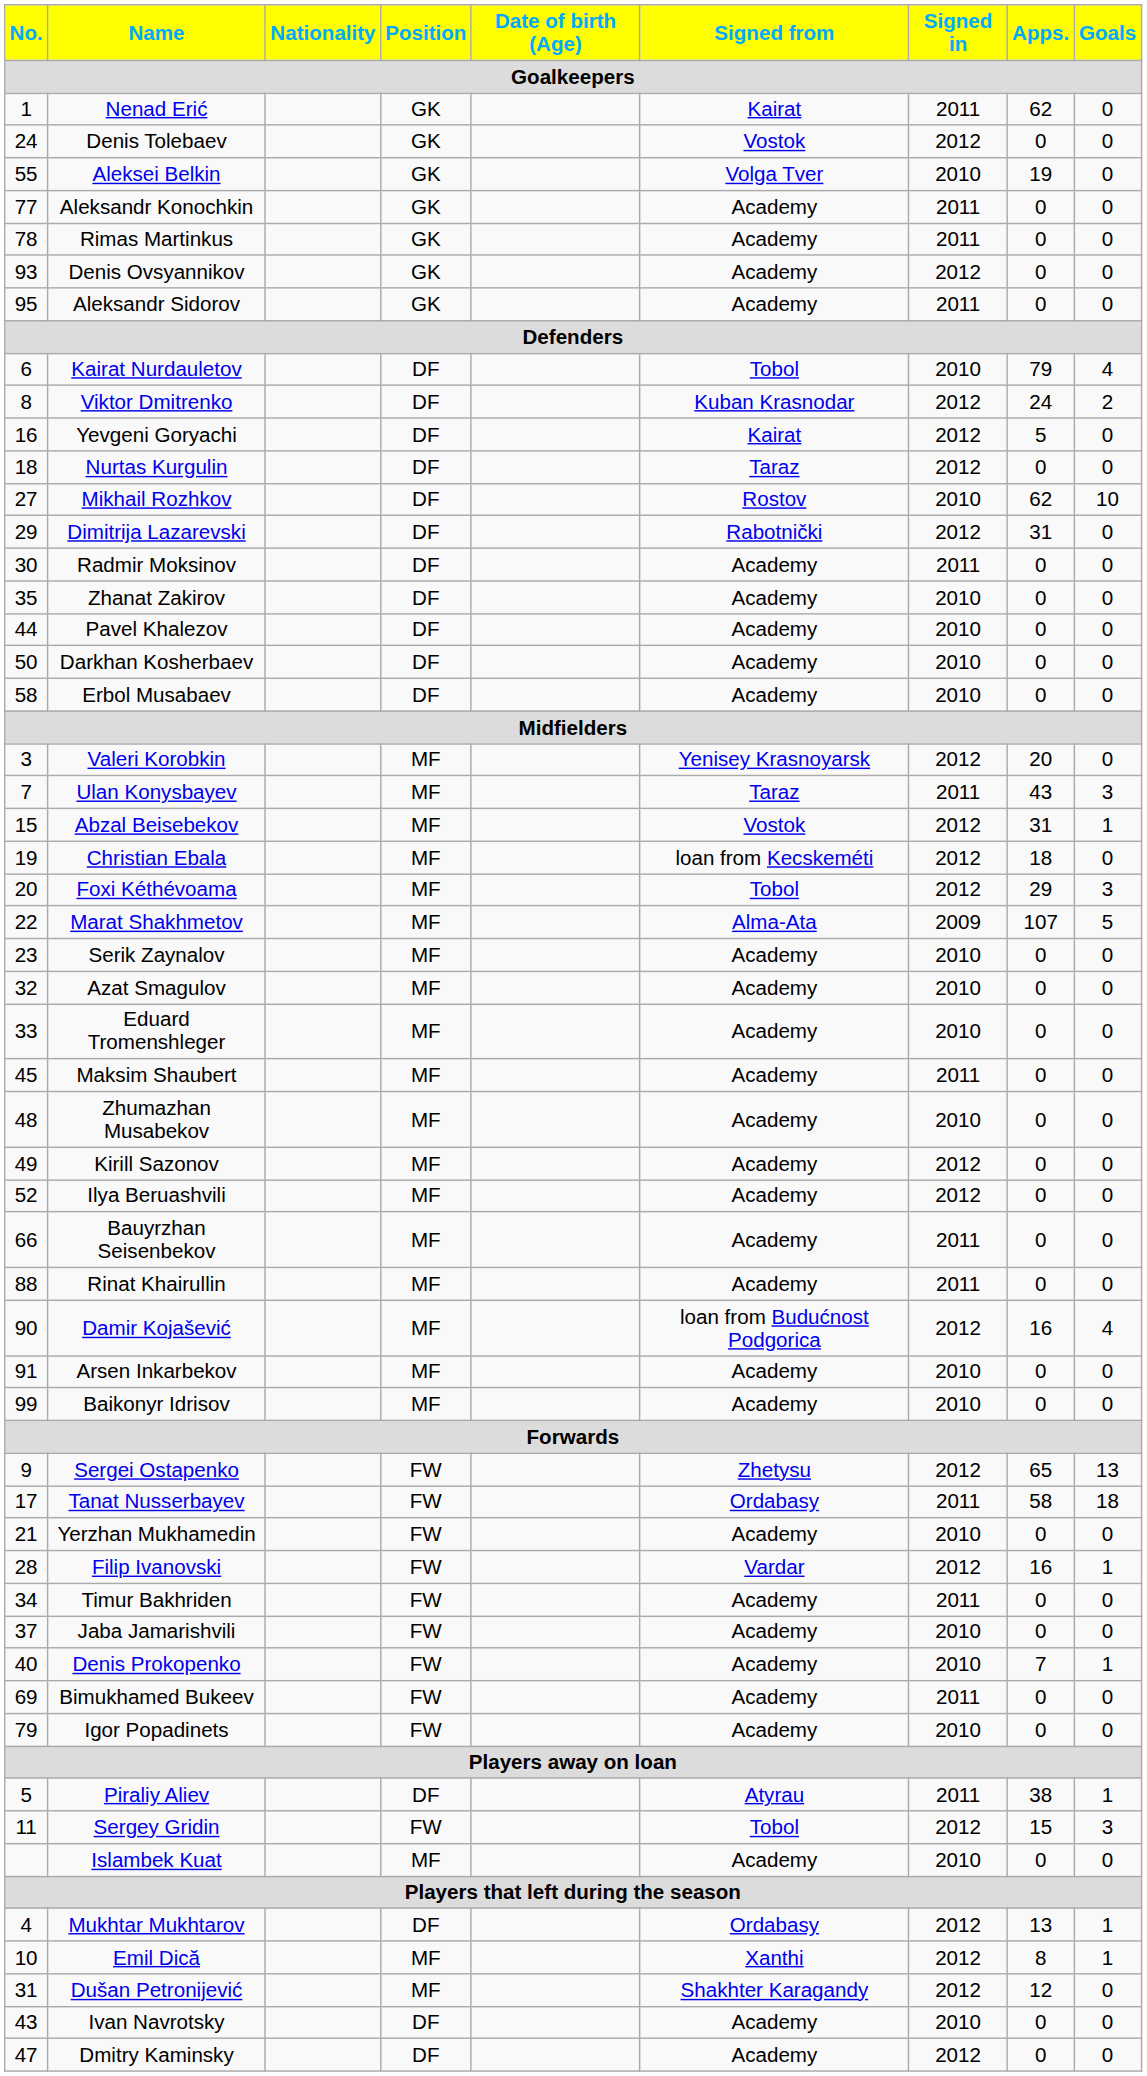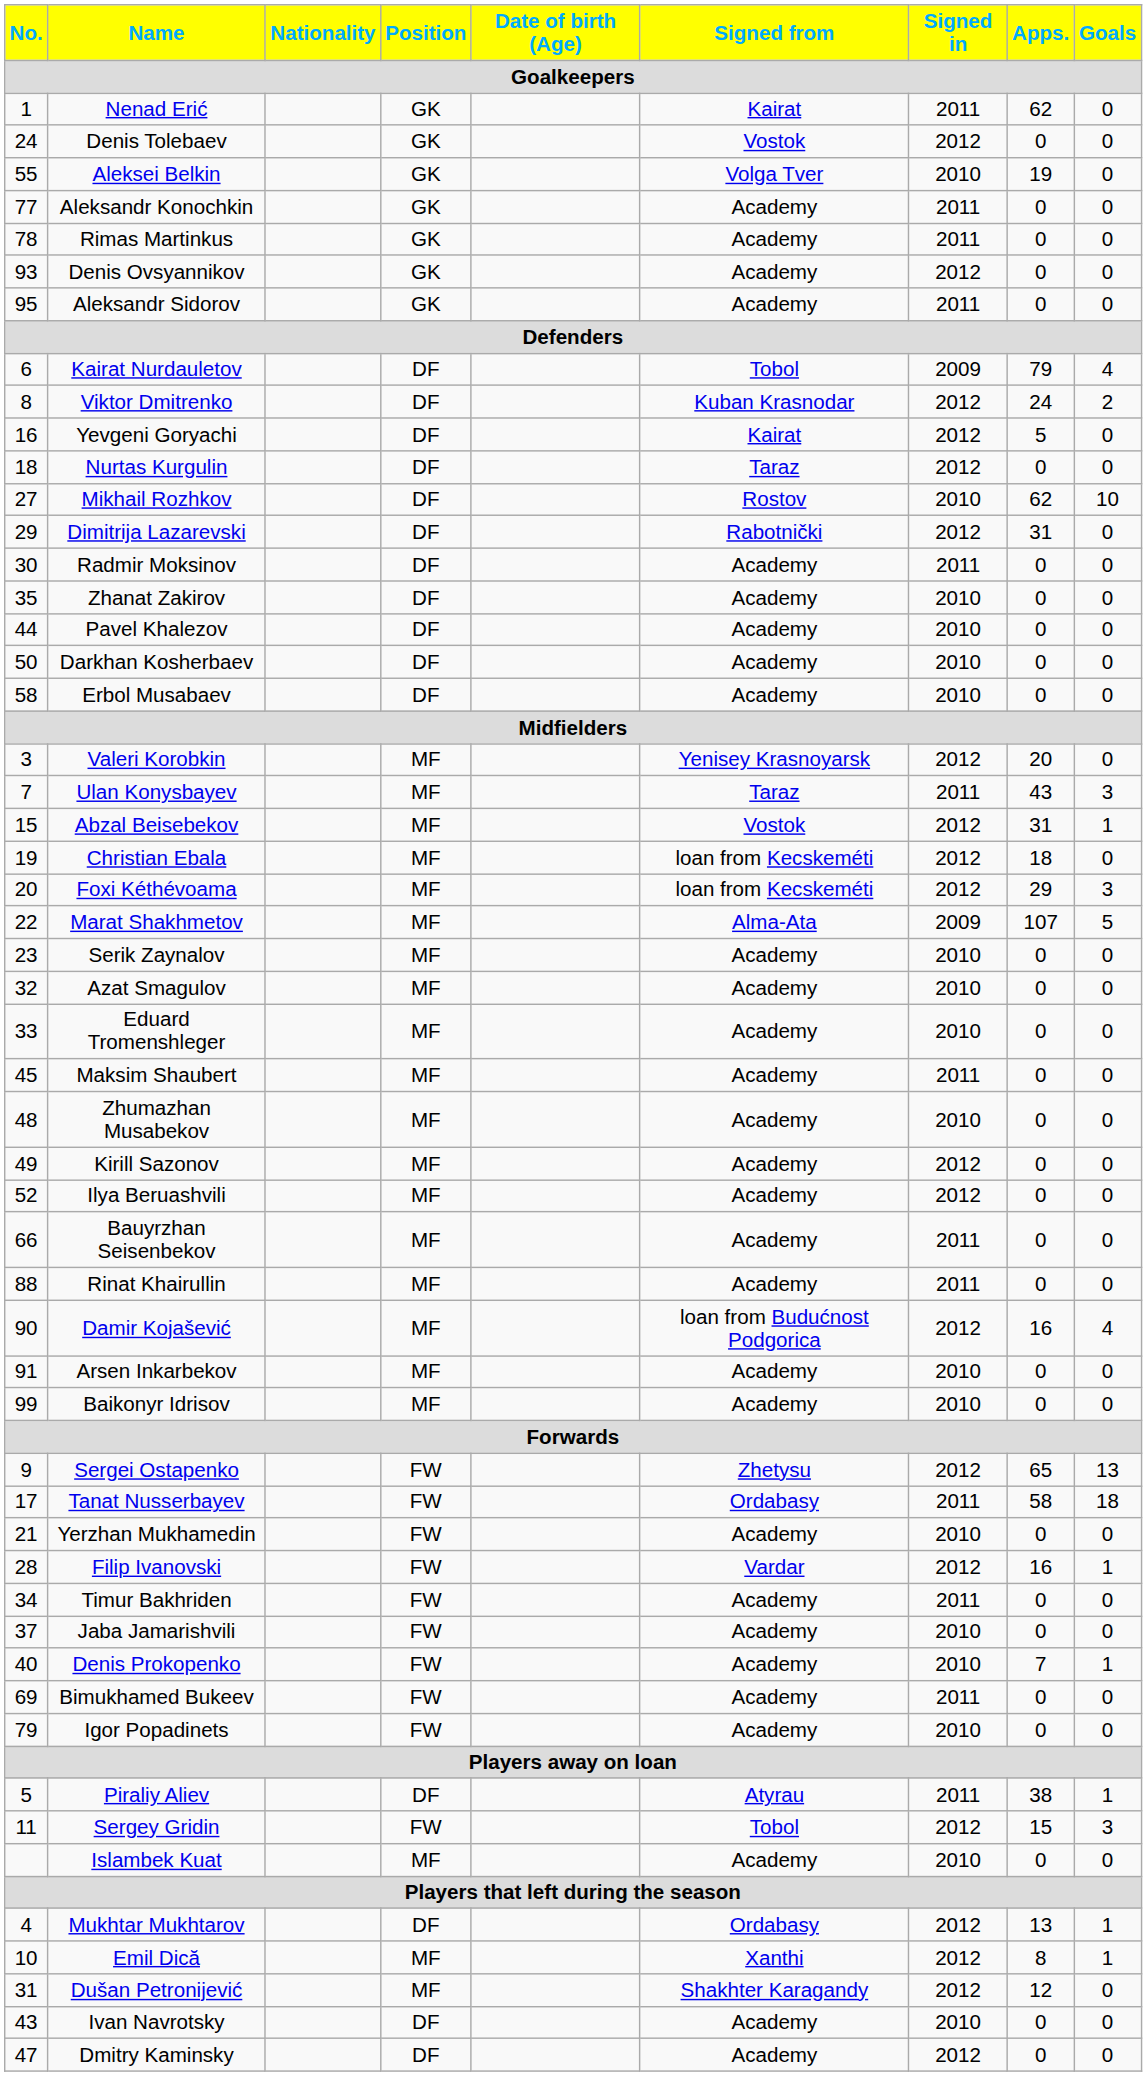(958, 370) 2010 -> (958, 370) 2009
(774, 890) Tobol -> (774, 890) loan from Kecskeméti
